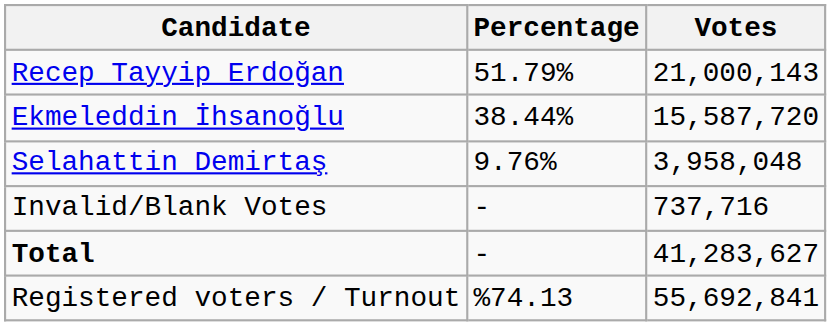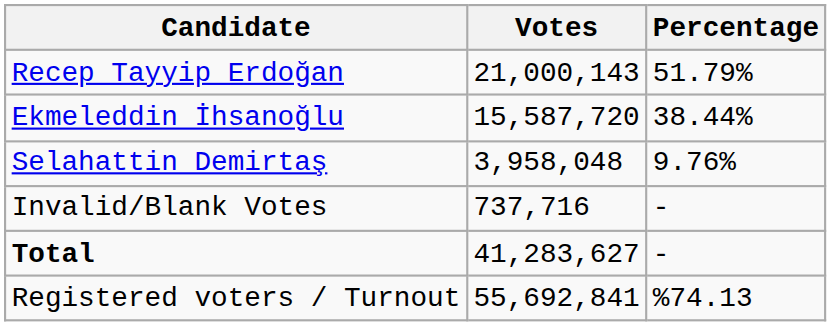columns swapped: (736, 28) <-> (557, 28)
